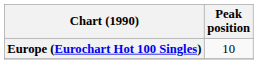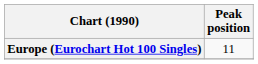(229, 48) 10 -> (229, 48) 11
